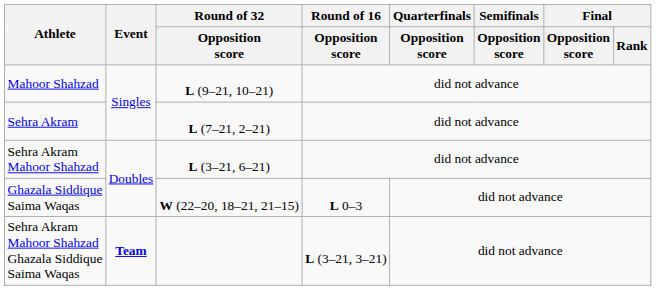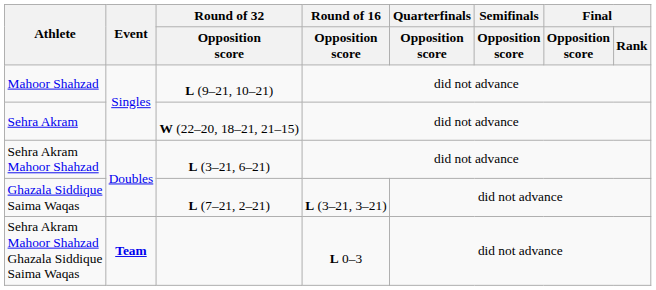(229, 129) L (7–21, 2–21) -> (229, 129) W (22–20, 18–21, 21–15)
(229, 205) W (22–20, 18–21, 21–15) -> (229, 205) L (7–21, 2–21)
(346, 205) L 0–3 -> (346, 205) L (3–21, 3–21)
(346, 259) L (3–21, 3–21) -> (346, 259) L 0–3
